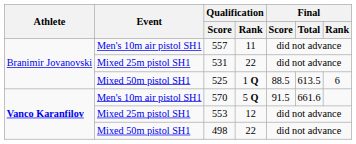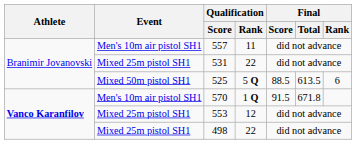(251, 80) 1 Q -> (251, 80) 5 Q
(251, 97) 5 Q -> (251, 97) 1 Q
(309, 97) 661.6 -> (309, 97) 671.8
(144, 131) Mixed 50m pistol SH1 -> (144, 131) Mixed 25m pistol SH1
